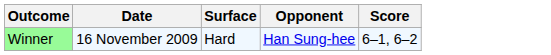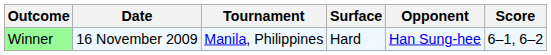+ column: (264, 15)
